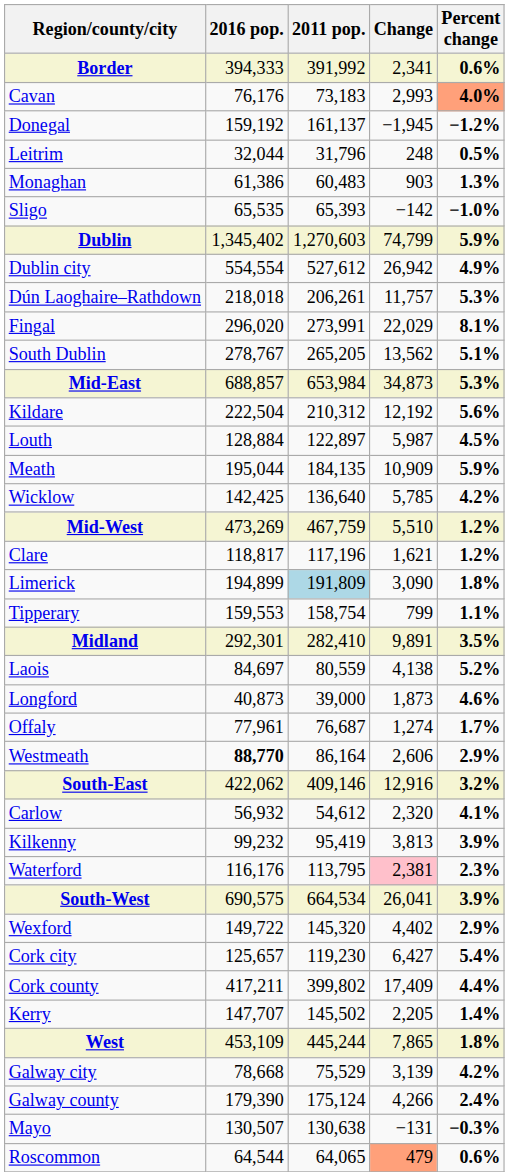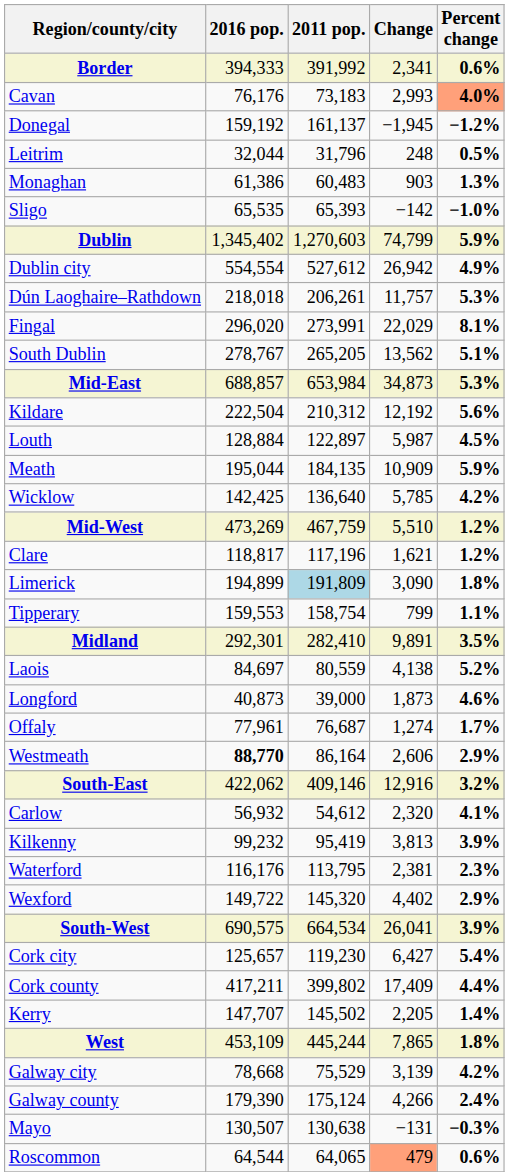(413, 870) pink background -> (413, 870) no background
rows swapped: (40, 928) <-> (105, 899)
